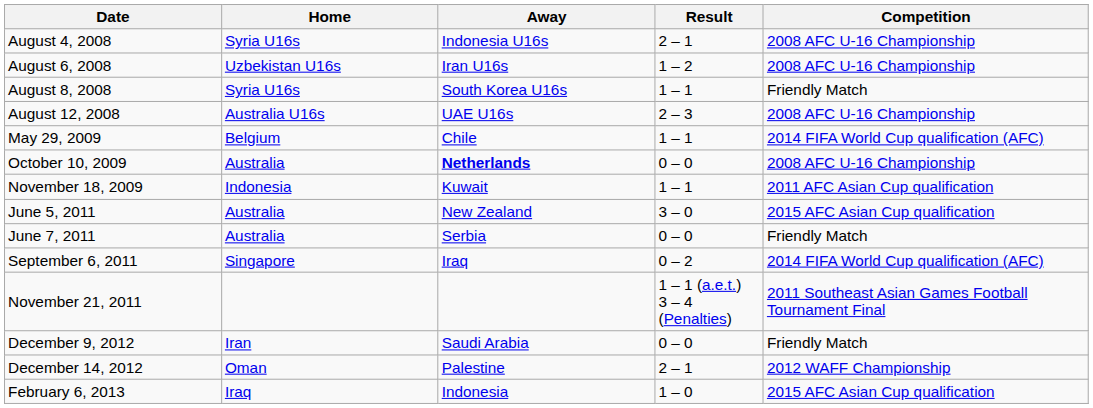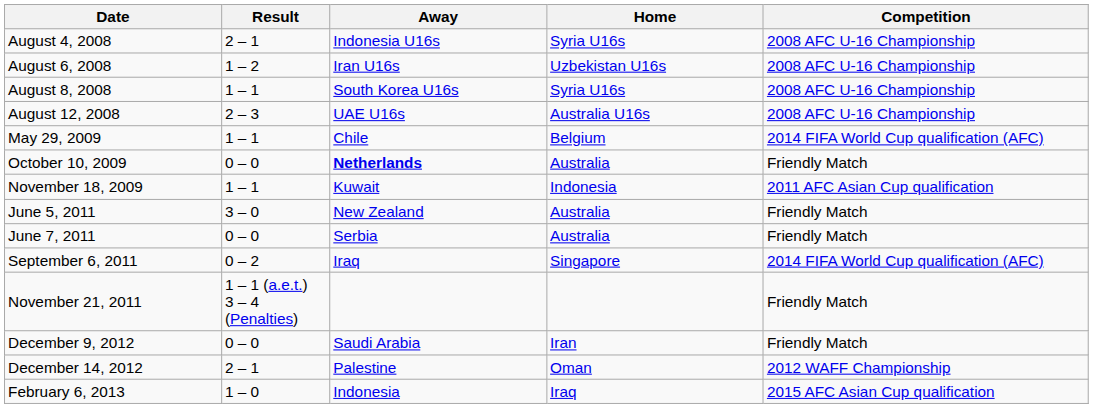columns swapped: (330, 17) <-> (709, 17)
(817, 90) Friendly Match -> (871, 90) 2008 AFC U-16 Championship
(871, 163) 2008 AFC U-16 Championship -> (817, 163) Friendly Match
(881, 211) 2015 AFC Asian Cup qualification -> (817, 211) Friendly Match
(897, 301) 2011 Southeast Asian Games Football Tournament Final -> (817, 301) Friendly Match
